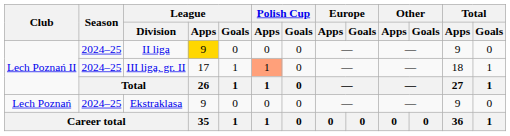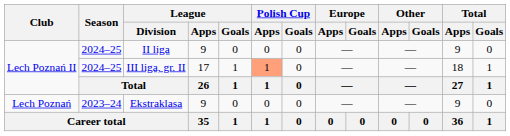(203, 49) gold background -> (203, 49) no background
(101, 103) 2024–25 -> (101, 103) 2023–24
